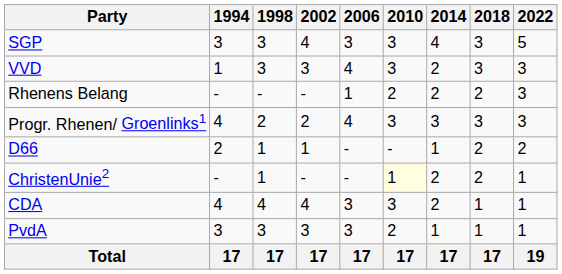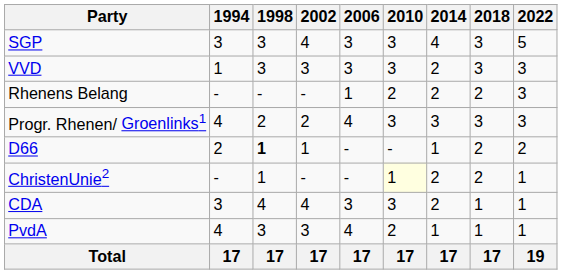(348, 68) 4 -> (348, 68) 3
(262, 149) normal -> (262, 149) bold
(218, 205) 4 -> (218, 205) 3
(218, 231) 3 -> (218, 231) 4
(348, 231) 3 -> (348, 231) 4
